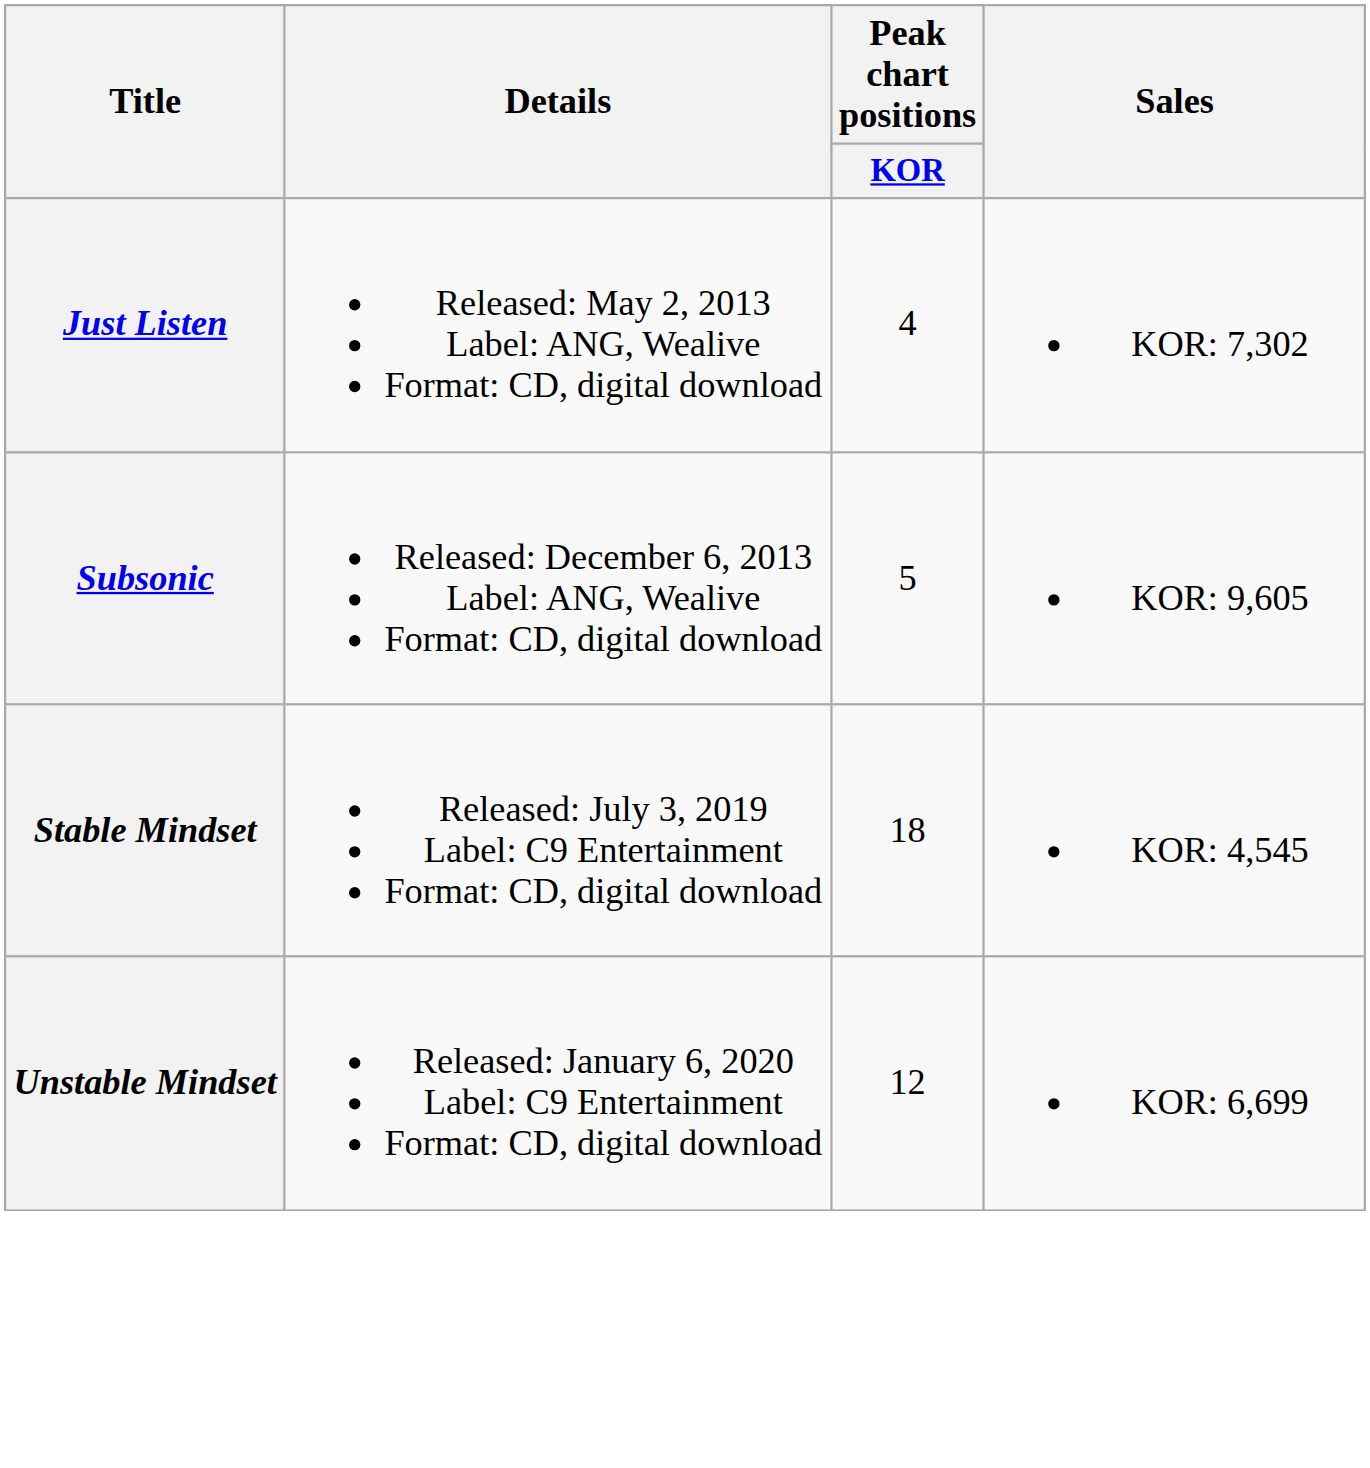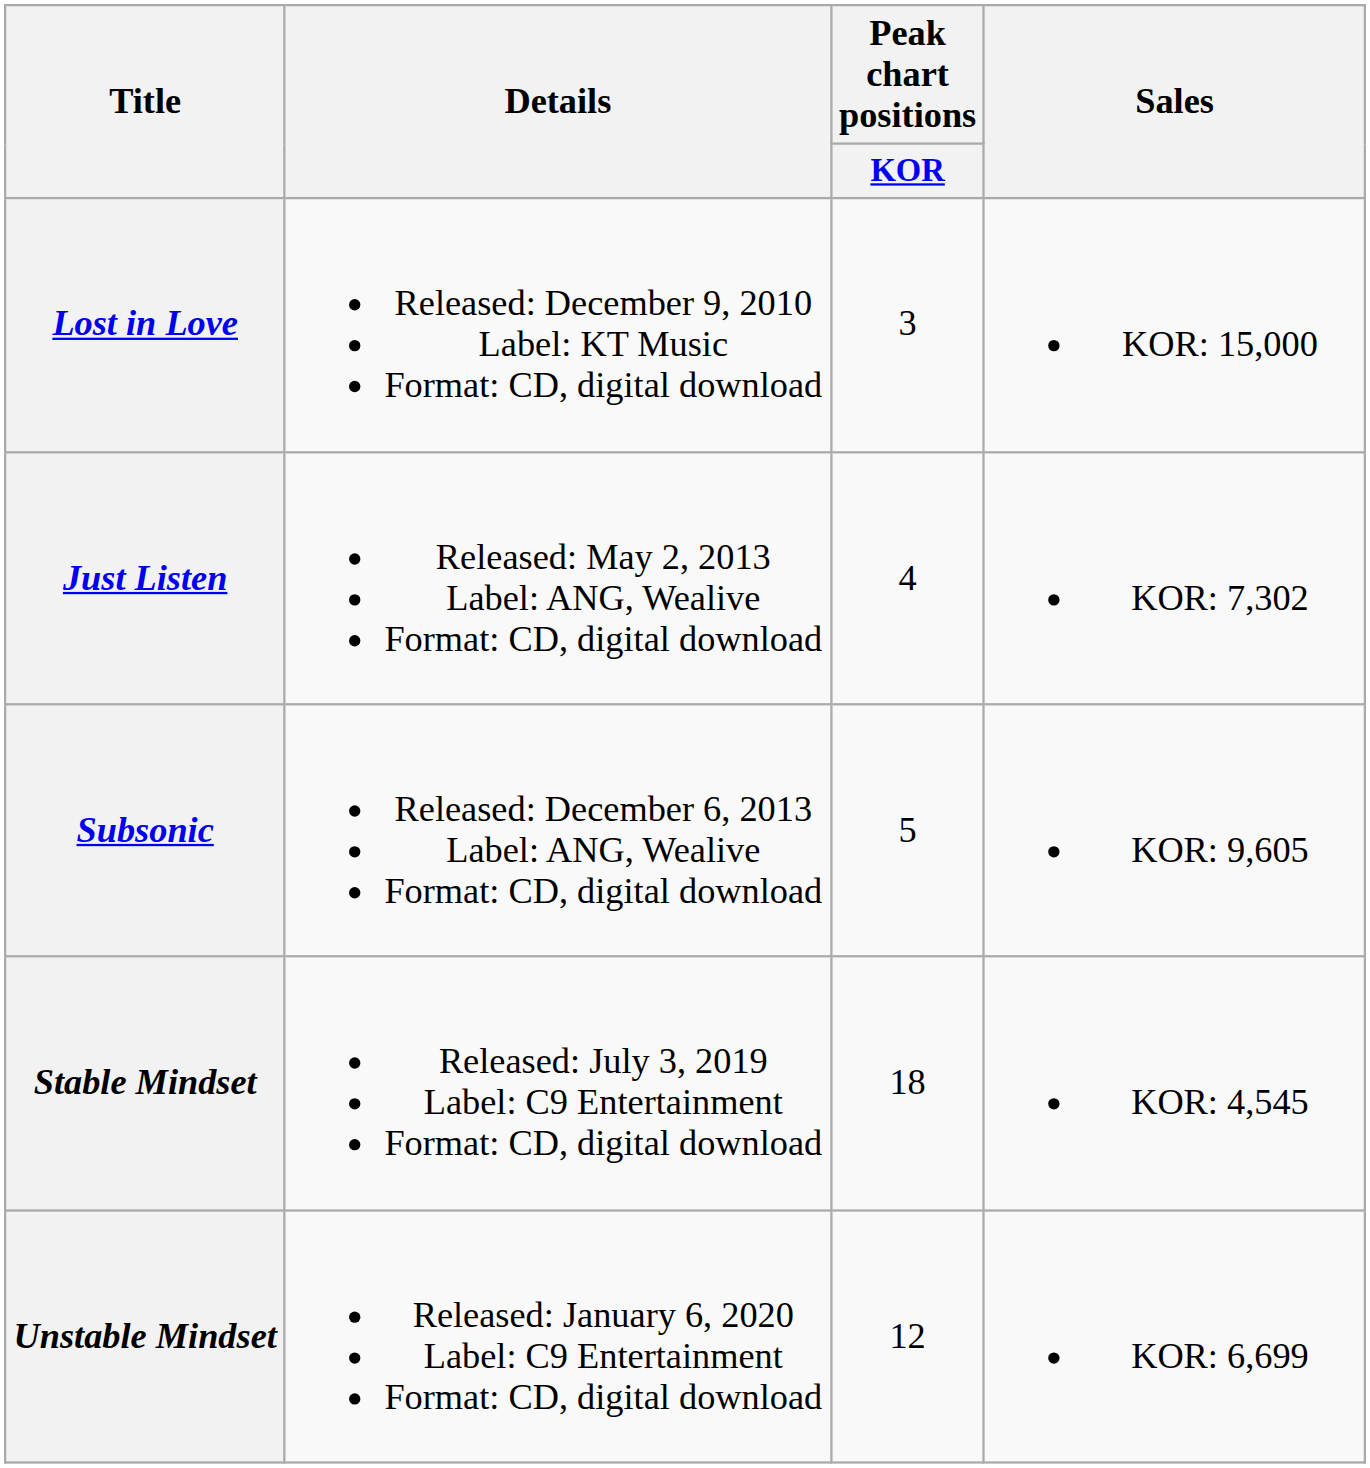+ row: (145, 324)
